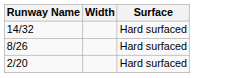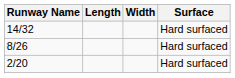+ column: (103, 13)
